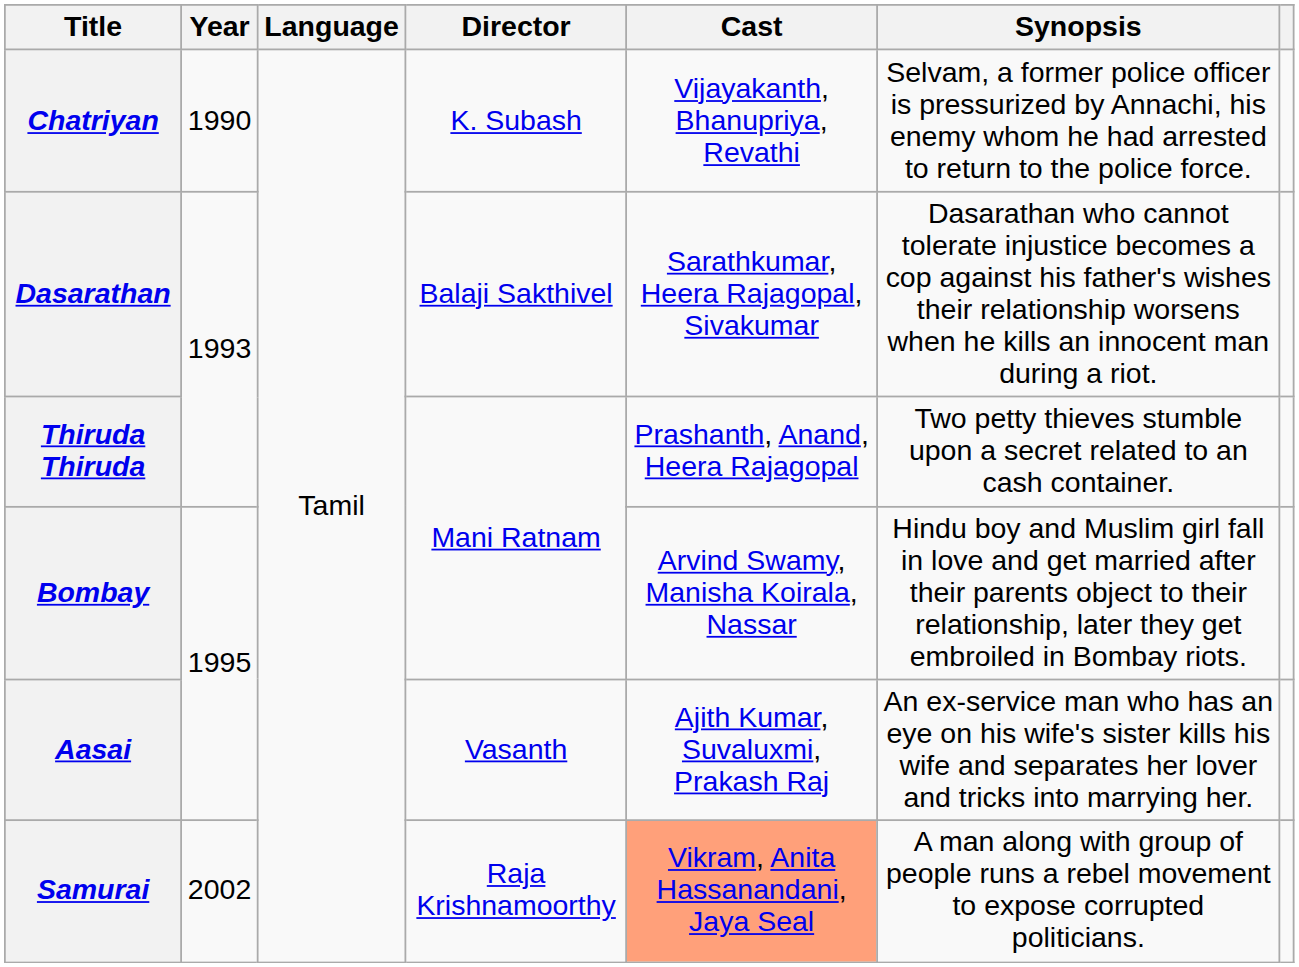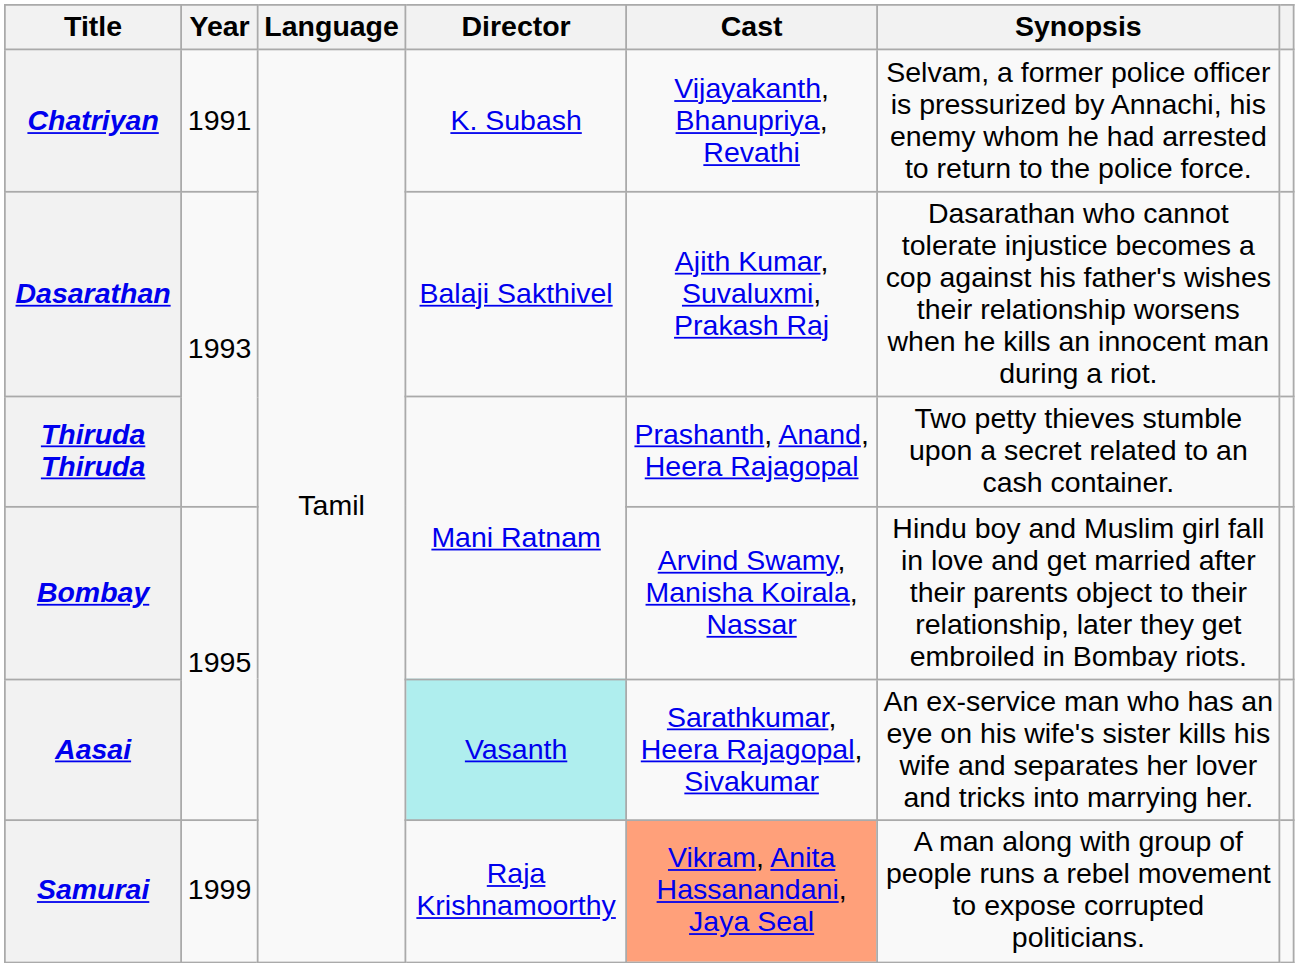(220, 120) 1990 -> (220, 120) 1991
(752, 293) Sarathkumar, Heera Rajagopal, Sivakumar -> (752, 293) Ajith Kumar, Suvaluxmi, Prakash Raj
(516, 749) no background -> (516, 749) paleturquoise background
(752, 749) Ajith Kumar, Suvaluxmi, Prakash Raj -> (752, 749) Sarathkumar, Heera Rajagopal, Sivakumar
(220, 890) 2002 -> (220, 890) 1999
